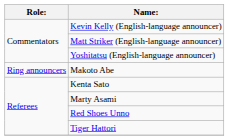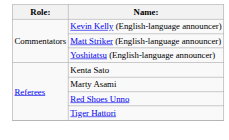- row: (92, 70)
